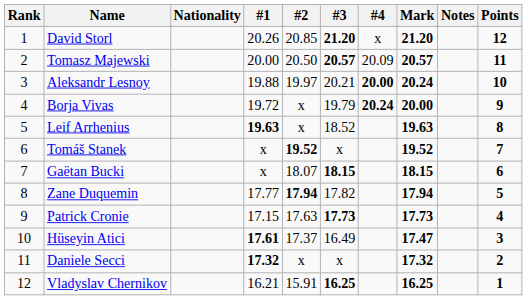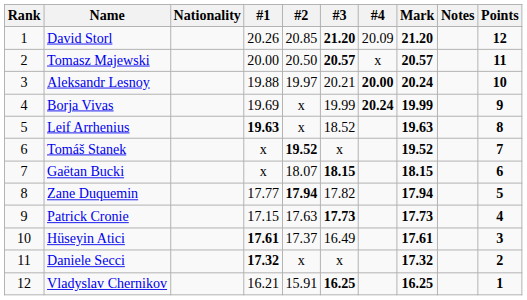(378, 37) x -> (378, 37) 20.09
(378, 60) 20.09 -> (378, 60) x
(263, 104) 19.72 -> (263, 104) 19.69
(340, 104) 19.79 -> (340, 104) 19.99
(417, 104) 20.00 -> (417, 104) 19.99
(417, 238) 17.47 -> (417, 238) 17.61
